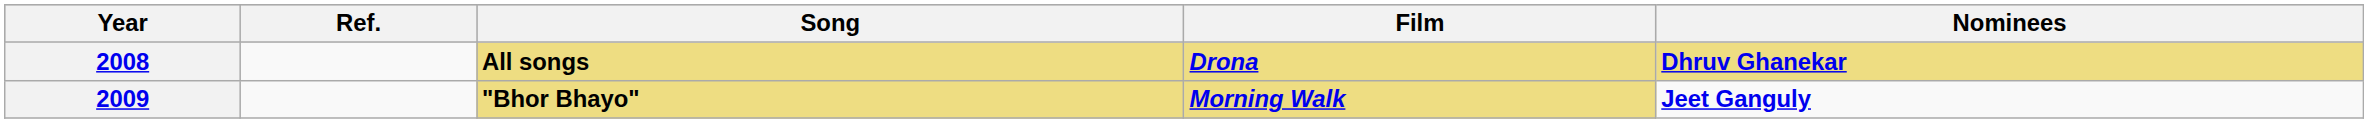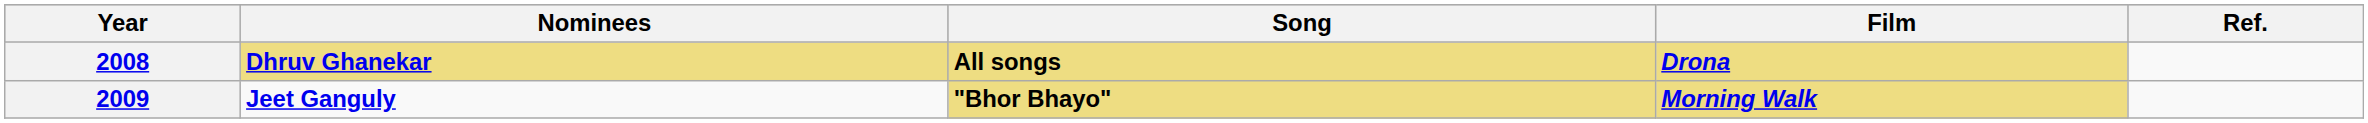columns swapped: (2010, 23) <-> (359, 23)
